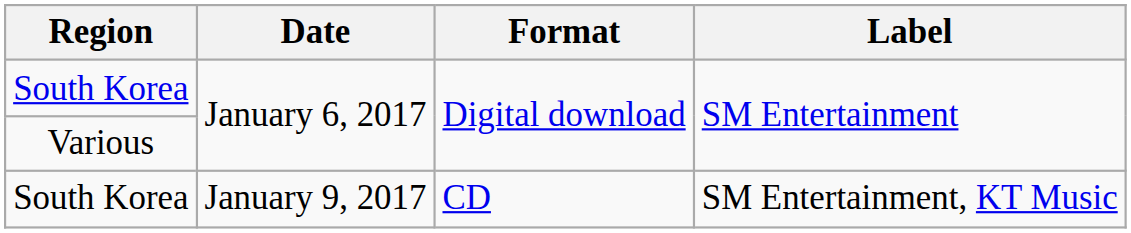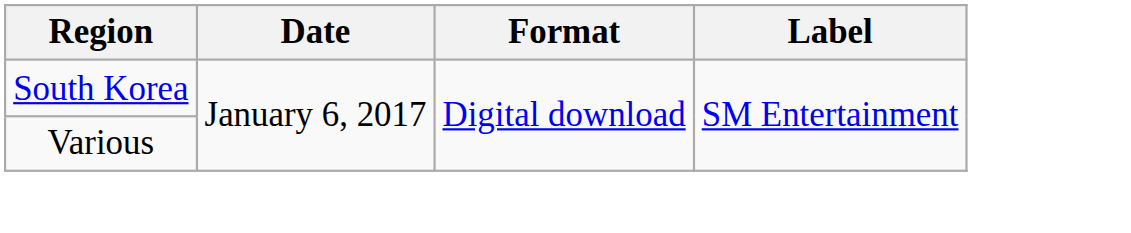- row: (101, 198)
